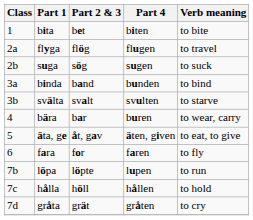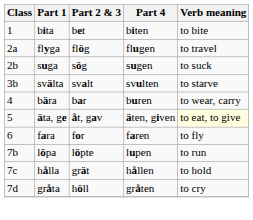- row: (49, 83)
(210, 135) no background -> (210, 118) lightyellow background
(80, 188) höll -> (81, 170) grät
(81, 205) grät -> (80, 188) höll
